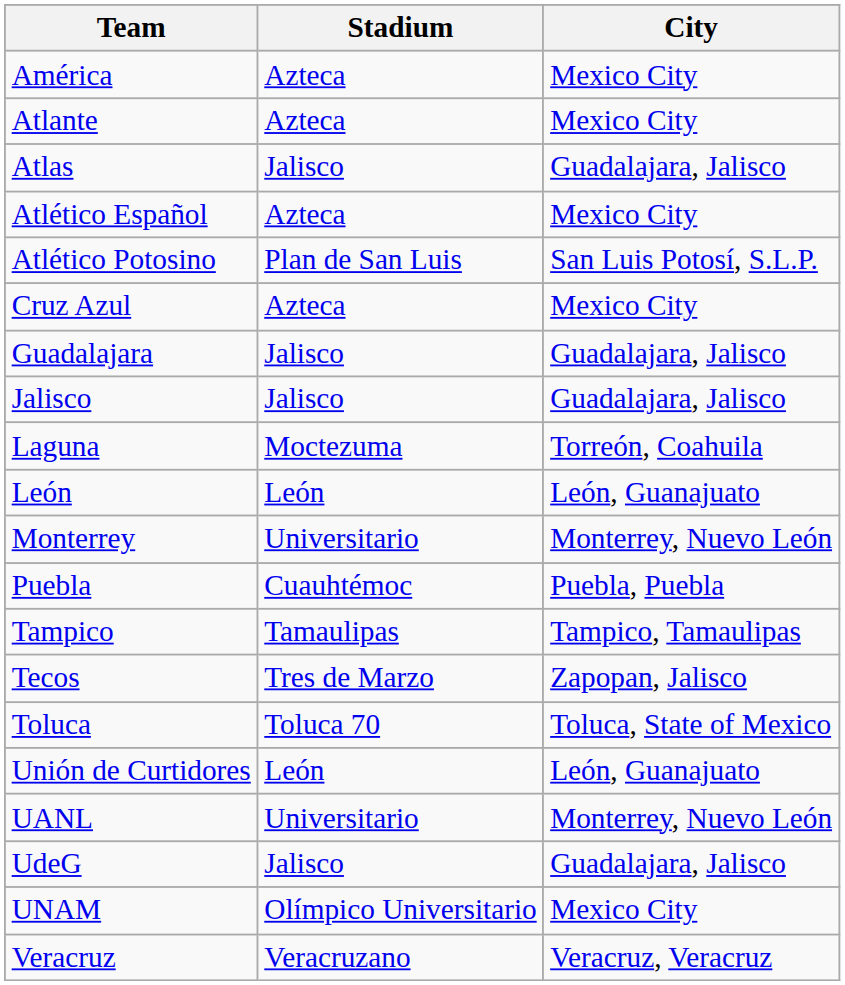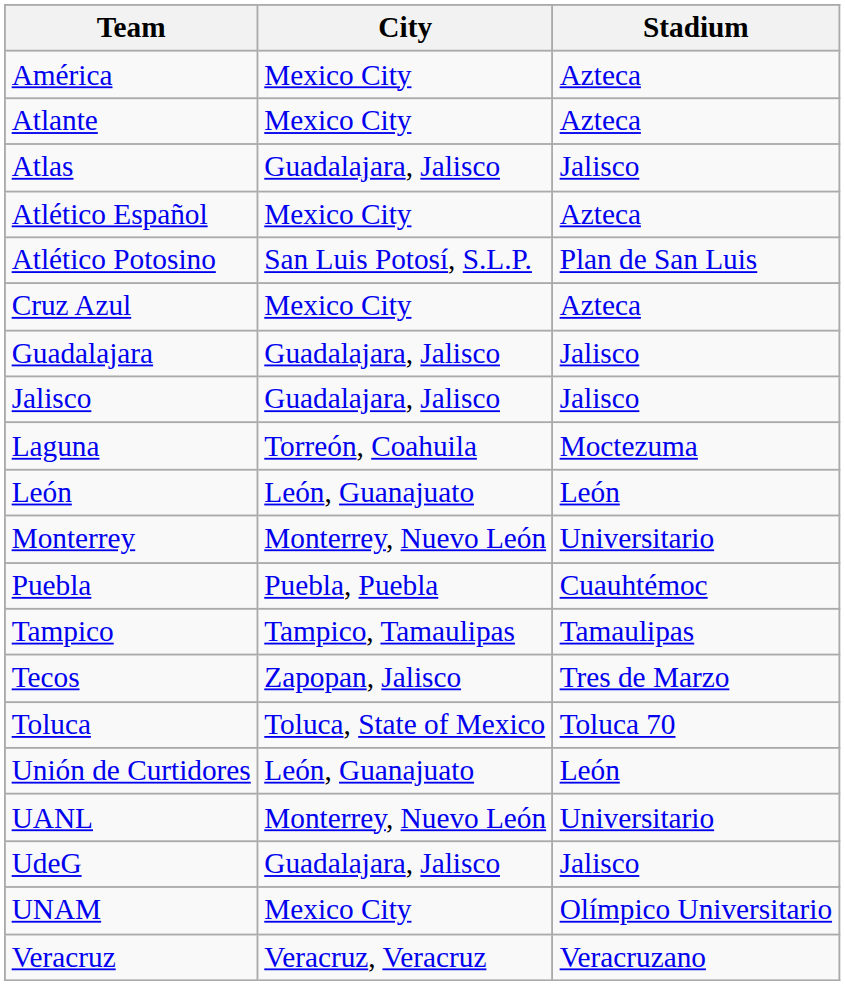columns swapped: (691, 27) <-> (400, 27)
